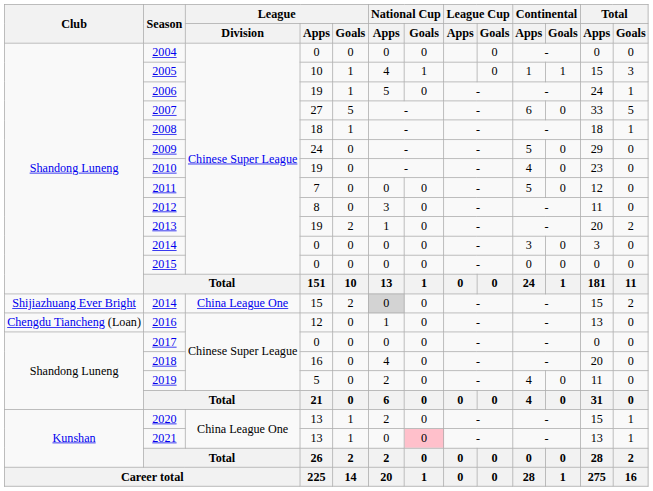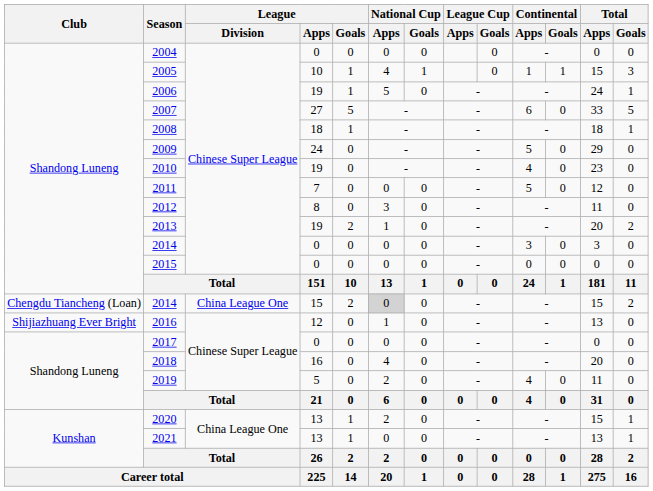(74, 303) Shijiazhuang Ever Bright -> (74, 303) Chengdu Tiancheng (Loan)
(74, 322) Chengdu Tiancheng (Loan) -> (74, 322) Shijiazhuang Ever Bright
(424, 438) pink background -> (424, 438) no background
